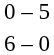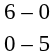rows swapped: (27, 11) <-> (27, 43)
